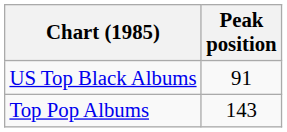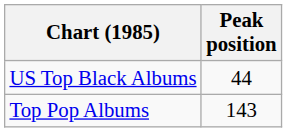(241, 77) 91 -> (241, 77) 44
